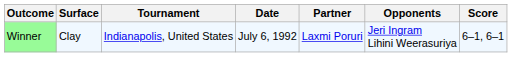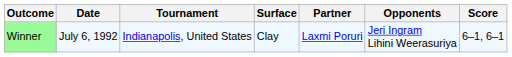columns swapped: (267, 12) <-> (79, 12)
